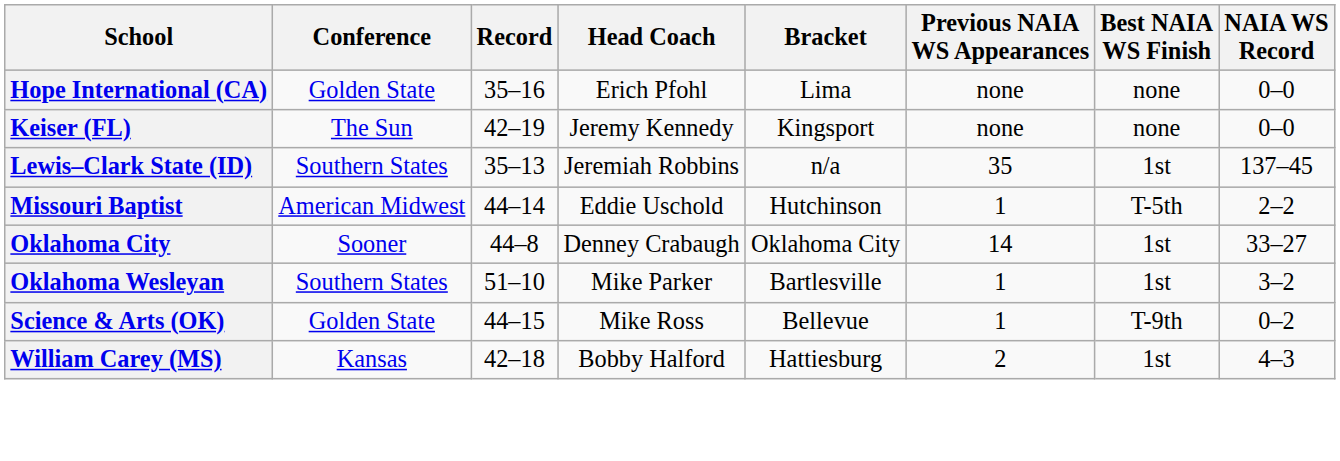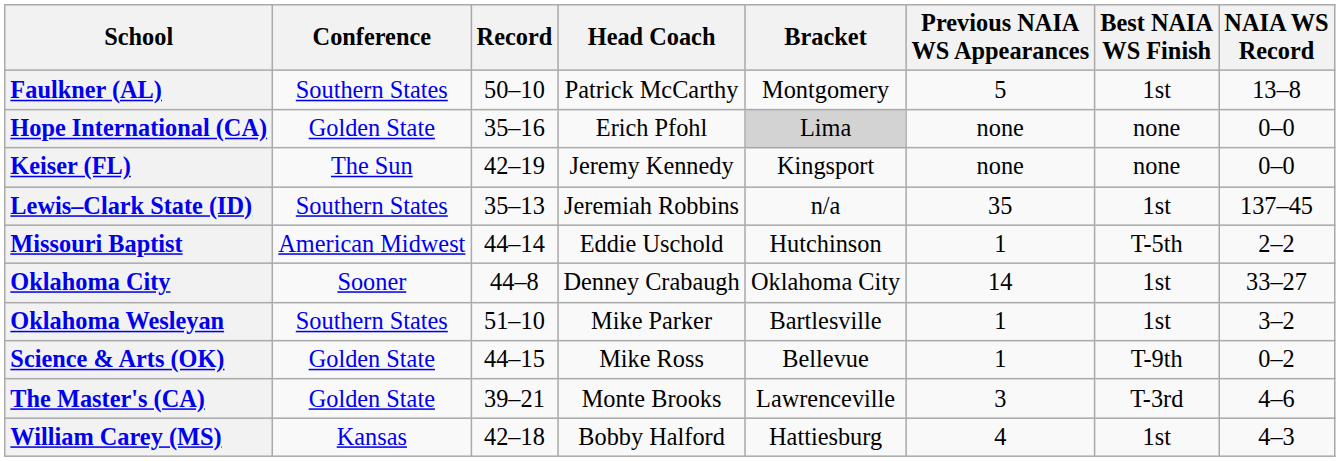+ row: (86, 89)
(826, 89) no background -> (826, 128) lightgrey background
+ row: (108, 398)
(1000, 359) 2 -> (1000, 436) 4
